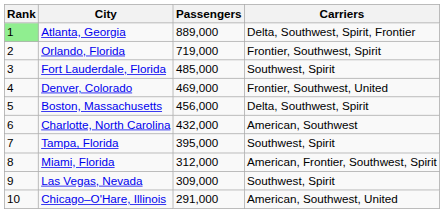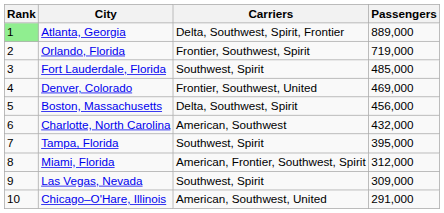columns swapped: (209, 14) <-> (342, 14)
